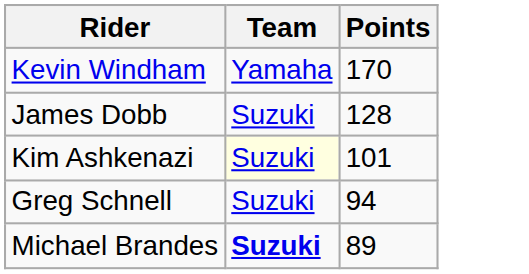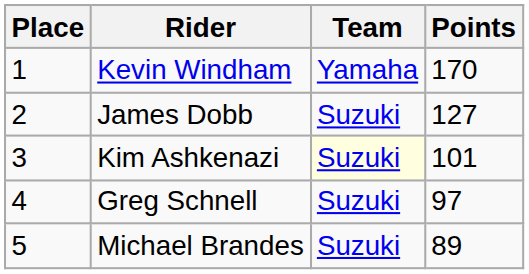+ column: (48, 26)
(369, 114) 128 -> (454, 114) 127
(361, 201) 94 -> (447, 201) 97
(276, 245) bold -> (359, 245) normal
